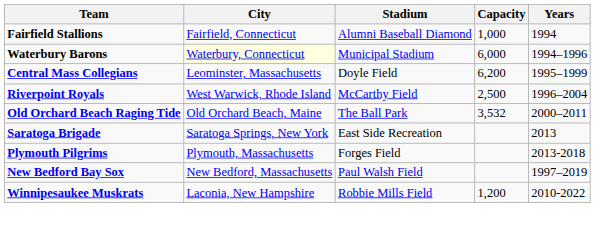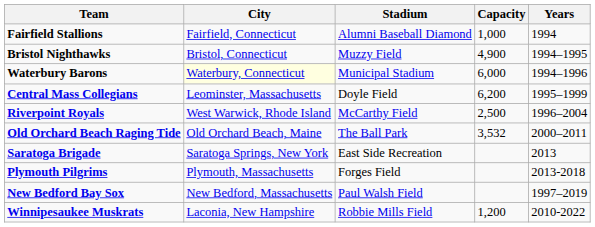+ row: (59, 53)
